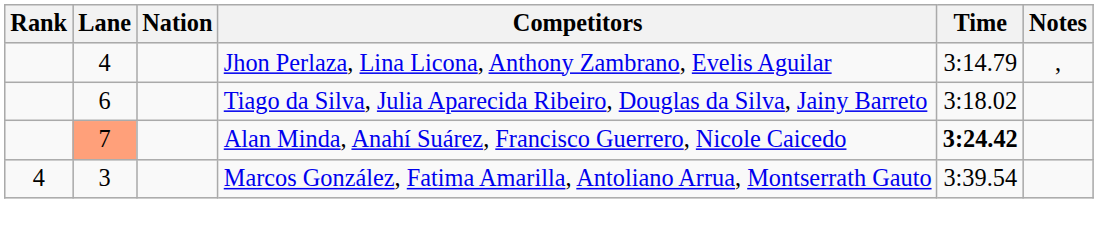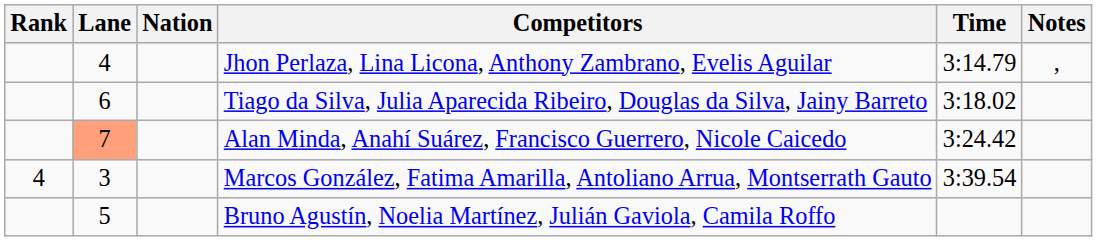(980, 139) bold -> (980, 139) normal
+ row: (530, 216)
